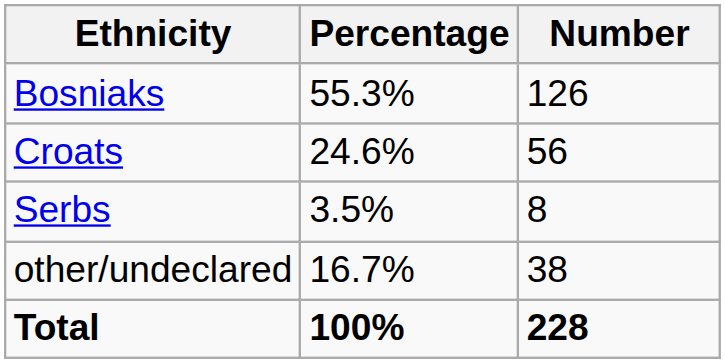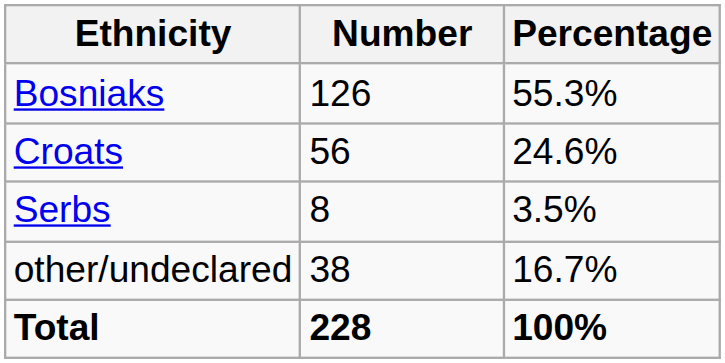columns swapped: (619, 33) <-> (410, 33)
